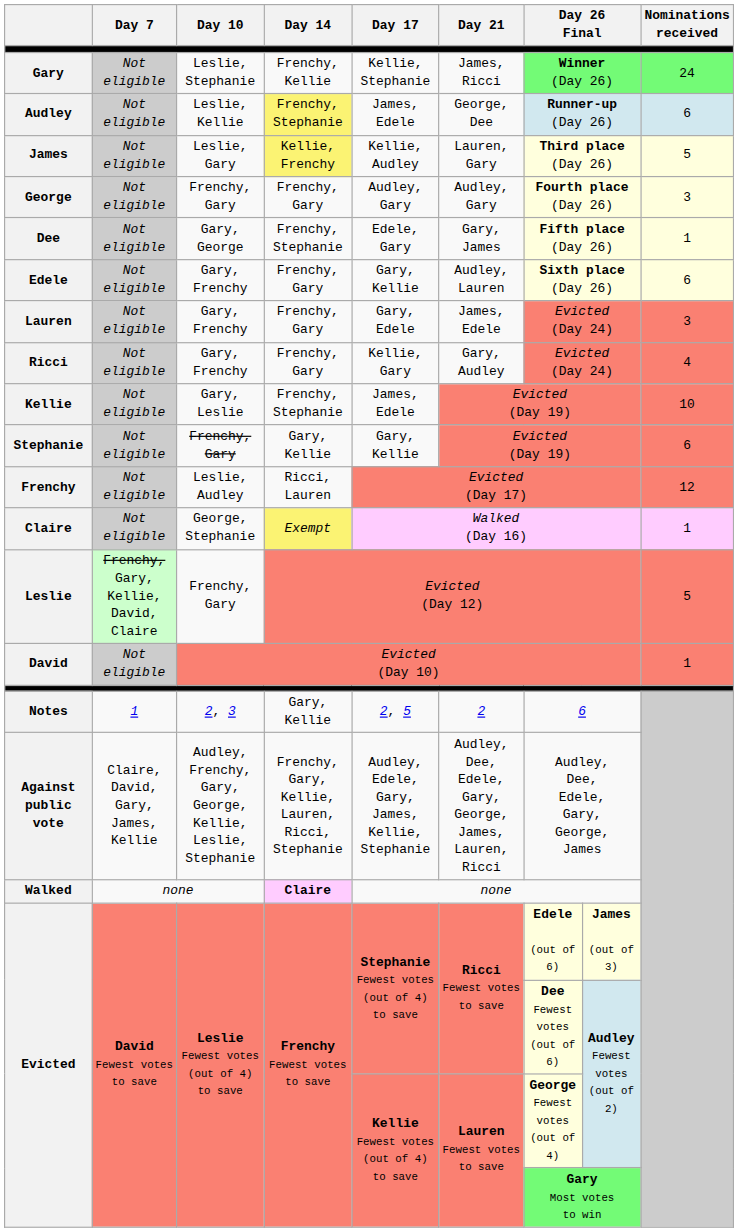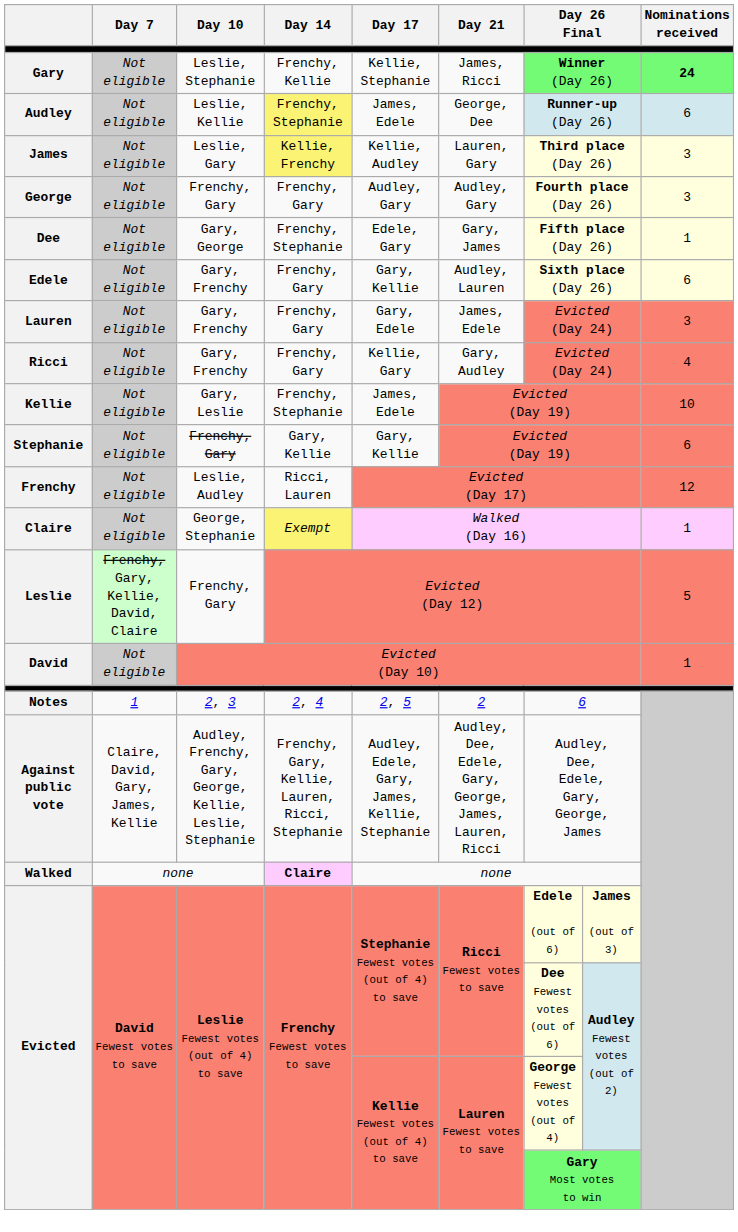(687, 73) normal -> (687, 73) bold
(687, 155) 5 -> (687, 155) 3
(308, 711) Gary, Kellie -> (308, 703) 2, 4
